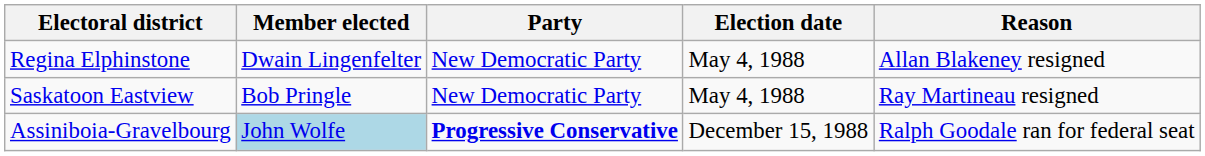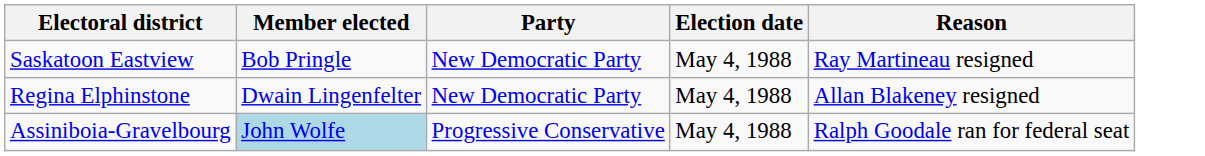rows swapped: (100, 58) <-> (102, 95)
(555, 131) bold -> (548, 131) normal
(778, 131) December 15, 1988 -> (733, 131) May 4, 1988
